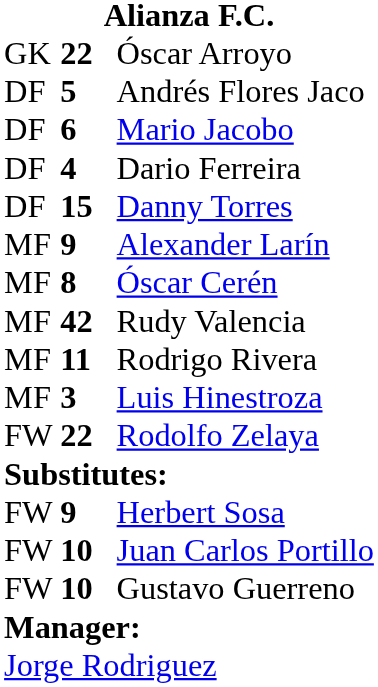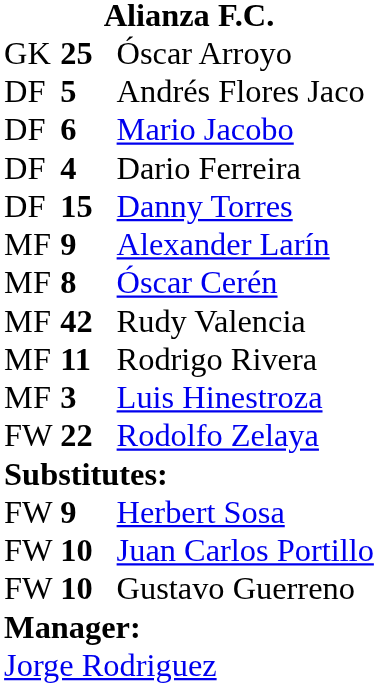(77, 52) 22 -> (77, 52) 25
